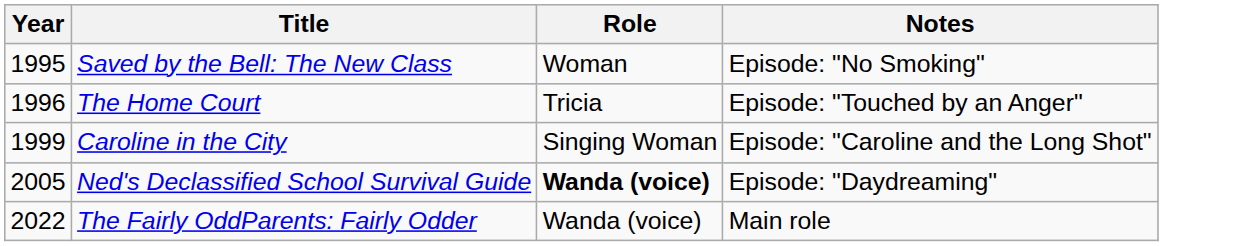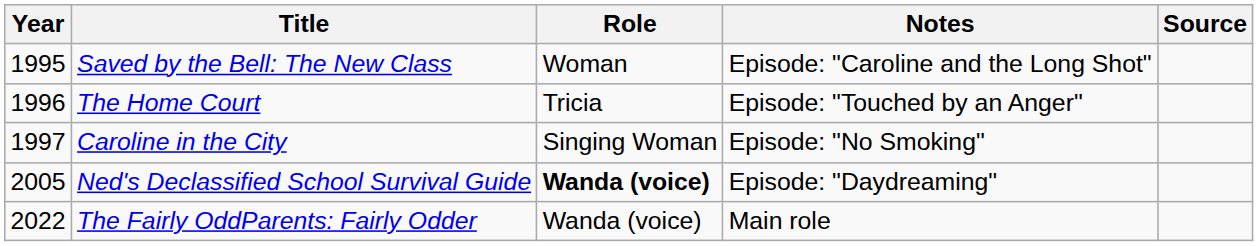+ column: (1205, 24)
(857, 63) Episode: "No Smoking" -> (940, 63) Episode: "Caroline and the Long Shot"
(38, 142) 1999 -> (38, 142) 1997
(940, 142) Episode: "Caroline and the Long Shot" -> (857, 142) Episode: "No Smoking"
